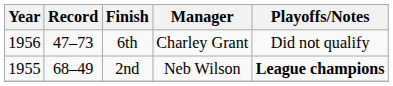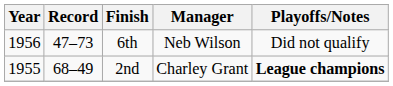(202, 42) Charley Grant -> (202, 42) Neb Wilson
(202, 68) Neb Wilson -> (202, 68) Charley Grant
